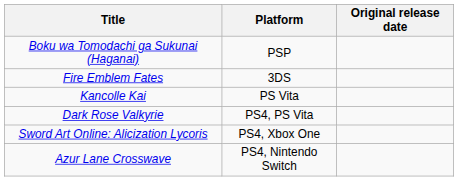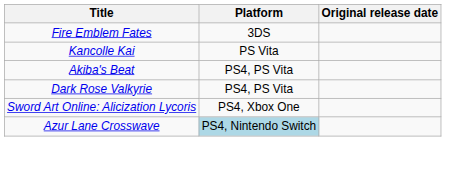- row: (113, 52)
+ row: (102, 70)
(279, 159) no background -> (259, 126) lightblue background
